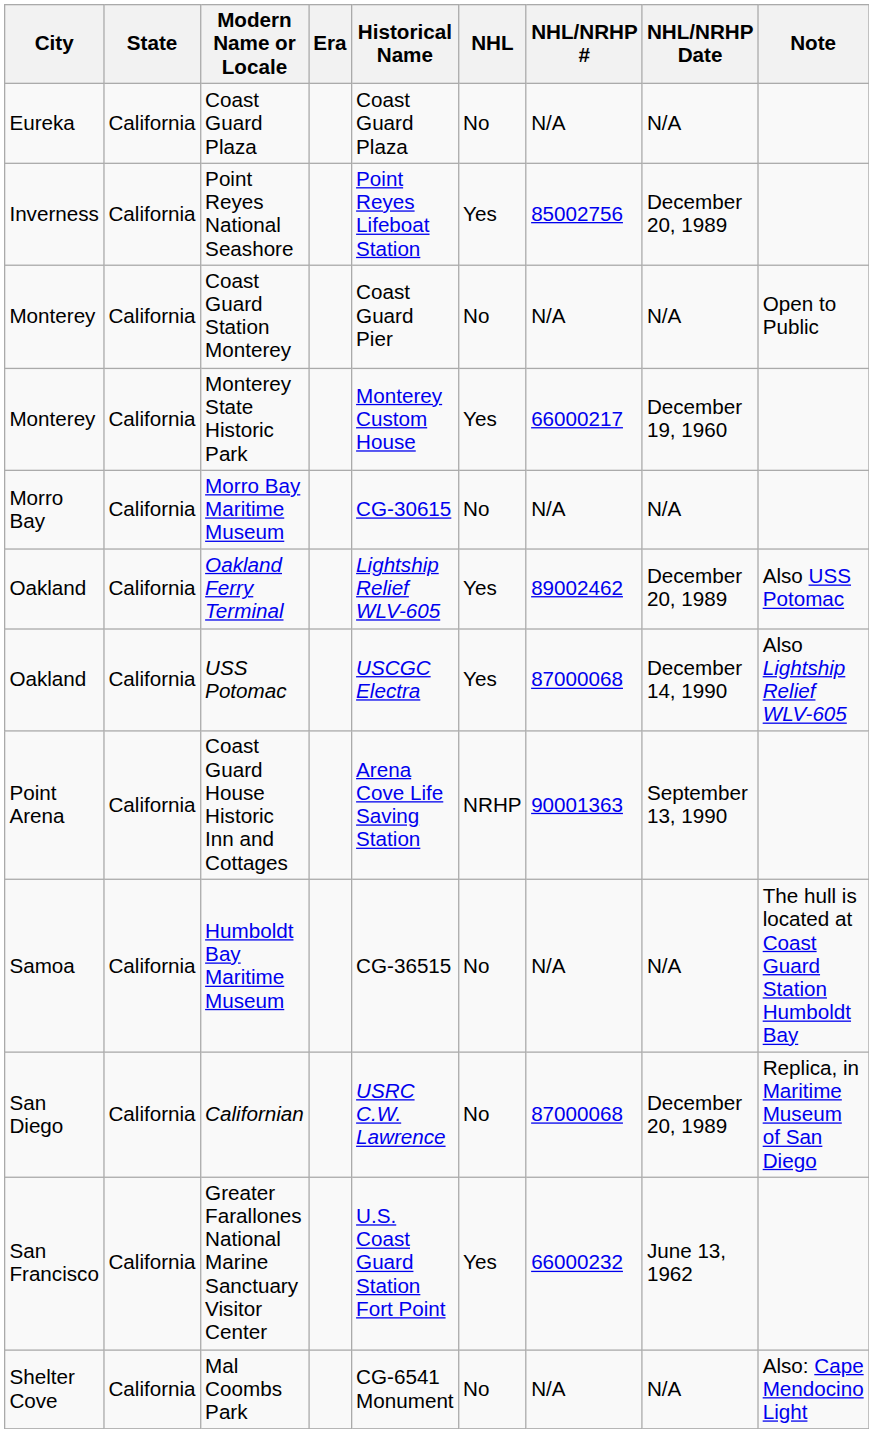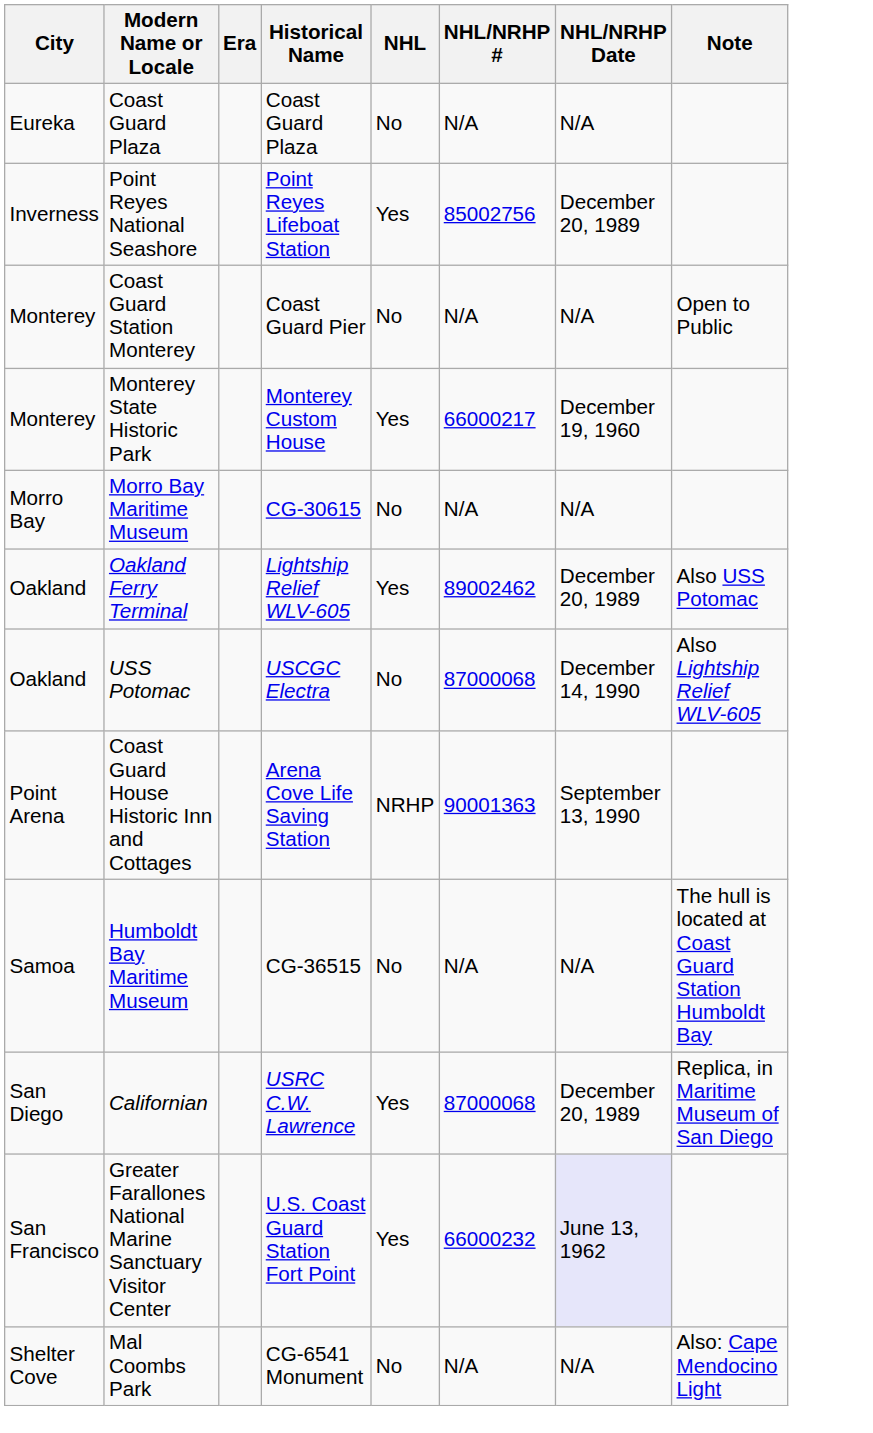- column: (152, 44)
(480, 679) Yes -> (389, 679) No
(476, 1114) No -> (393, 1102) Yes
(687, 1263) no background -> (599, 1240) lavender background
